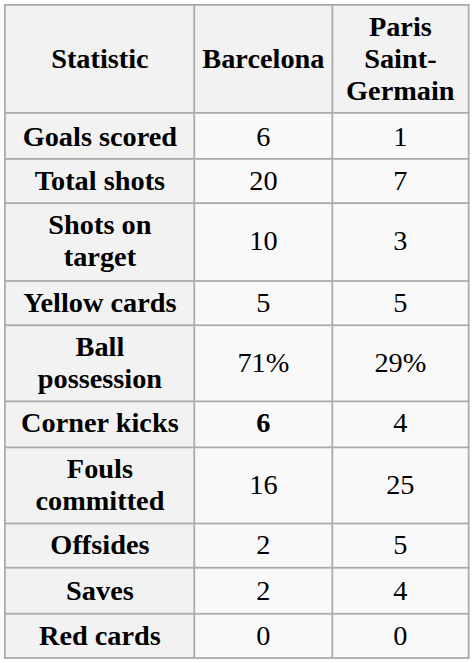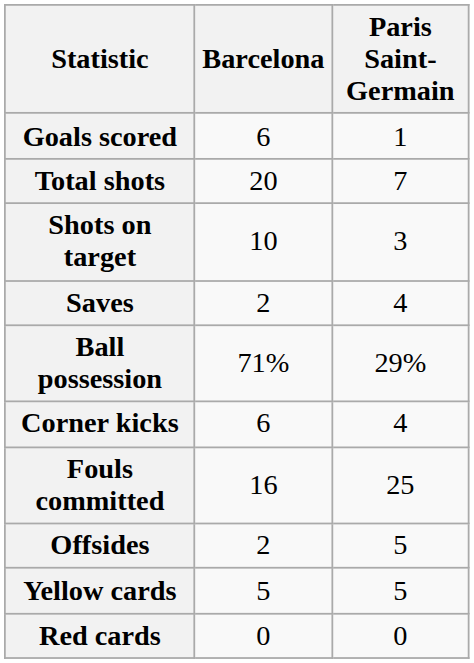rows swapped: (100, 590) <-> (100, 302)
(263, 423) bold -> (263, 423) normal
